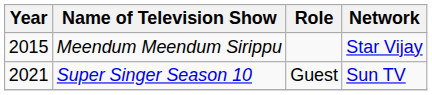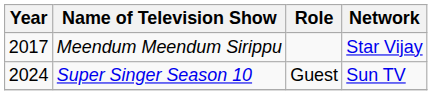(29, 47) 2015 -> (29, 47) 2017
(29, 75) 2021 -> (29, 75) 2024
